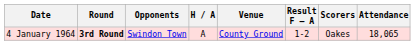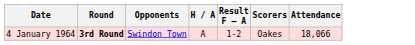- column: (251, 16)
(384, 34) 18,065 -> (316, 34) 18,066
